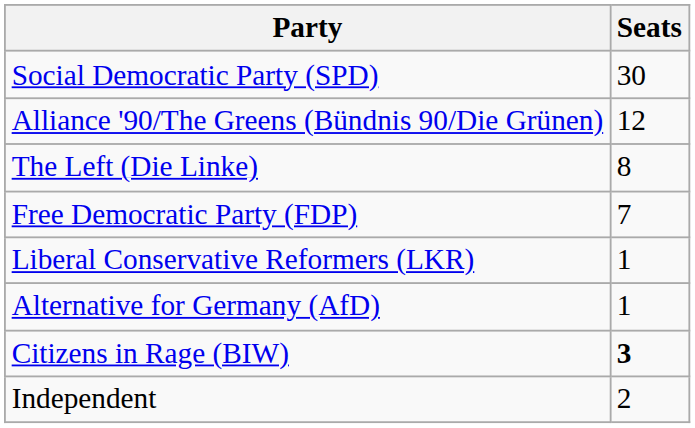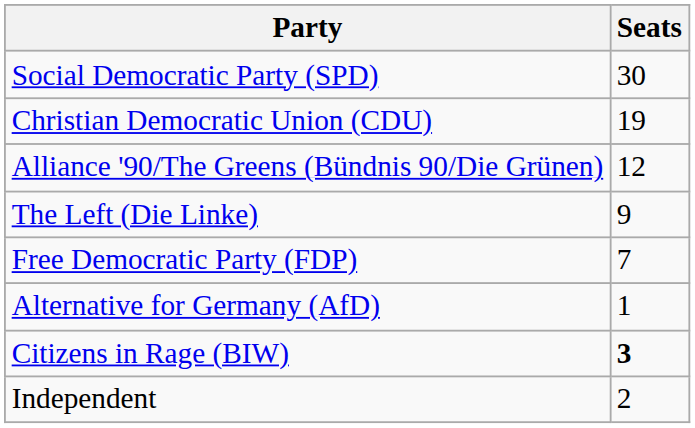+ row: (222, 120)
(624, 167) 8 -> (624, 213) 9
- row: (243, 259)
